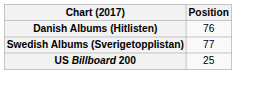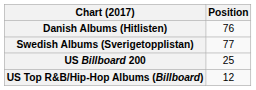+ row: (105, 77)
